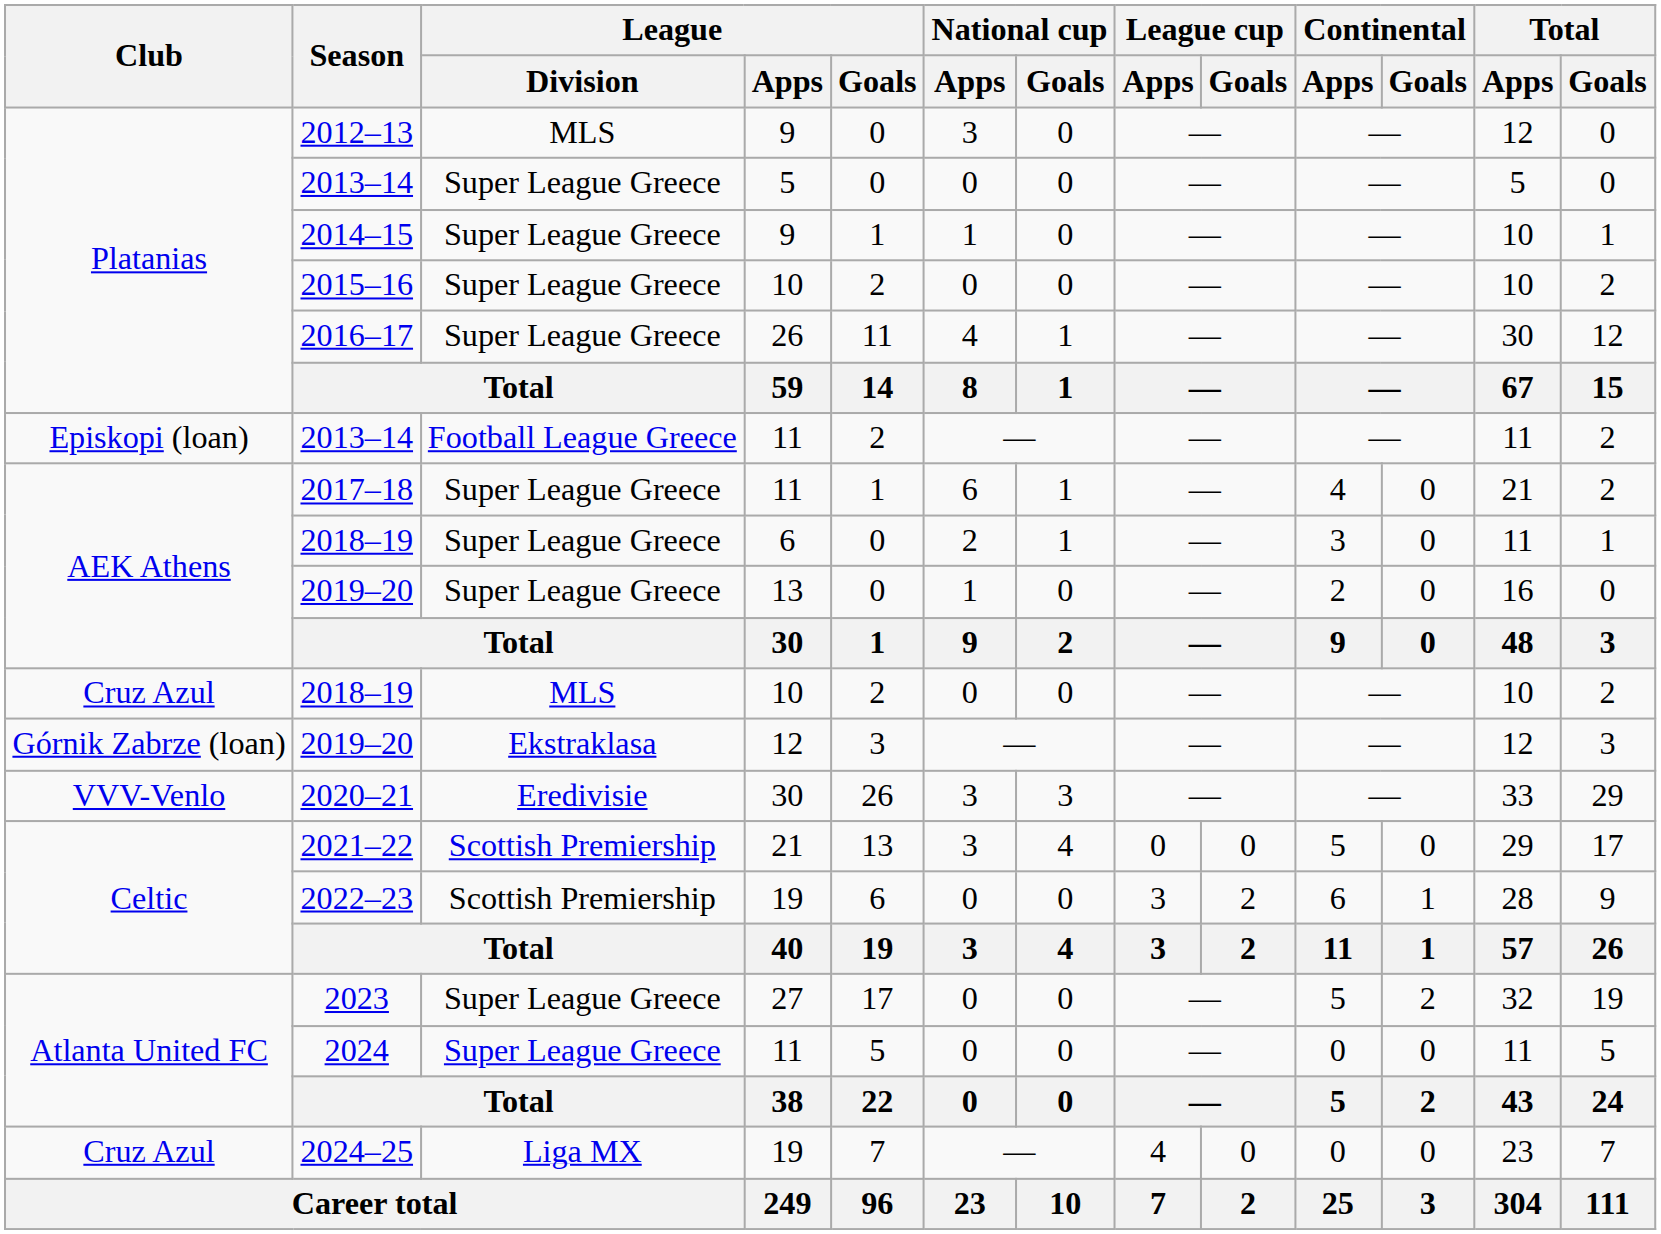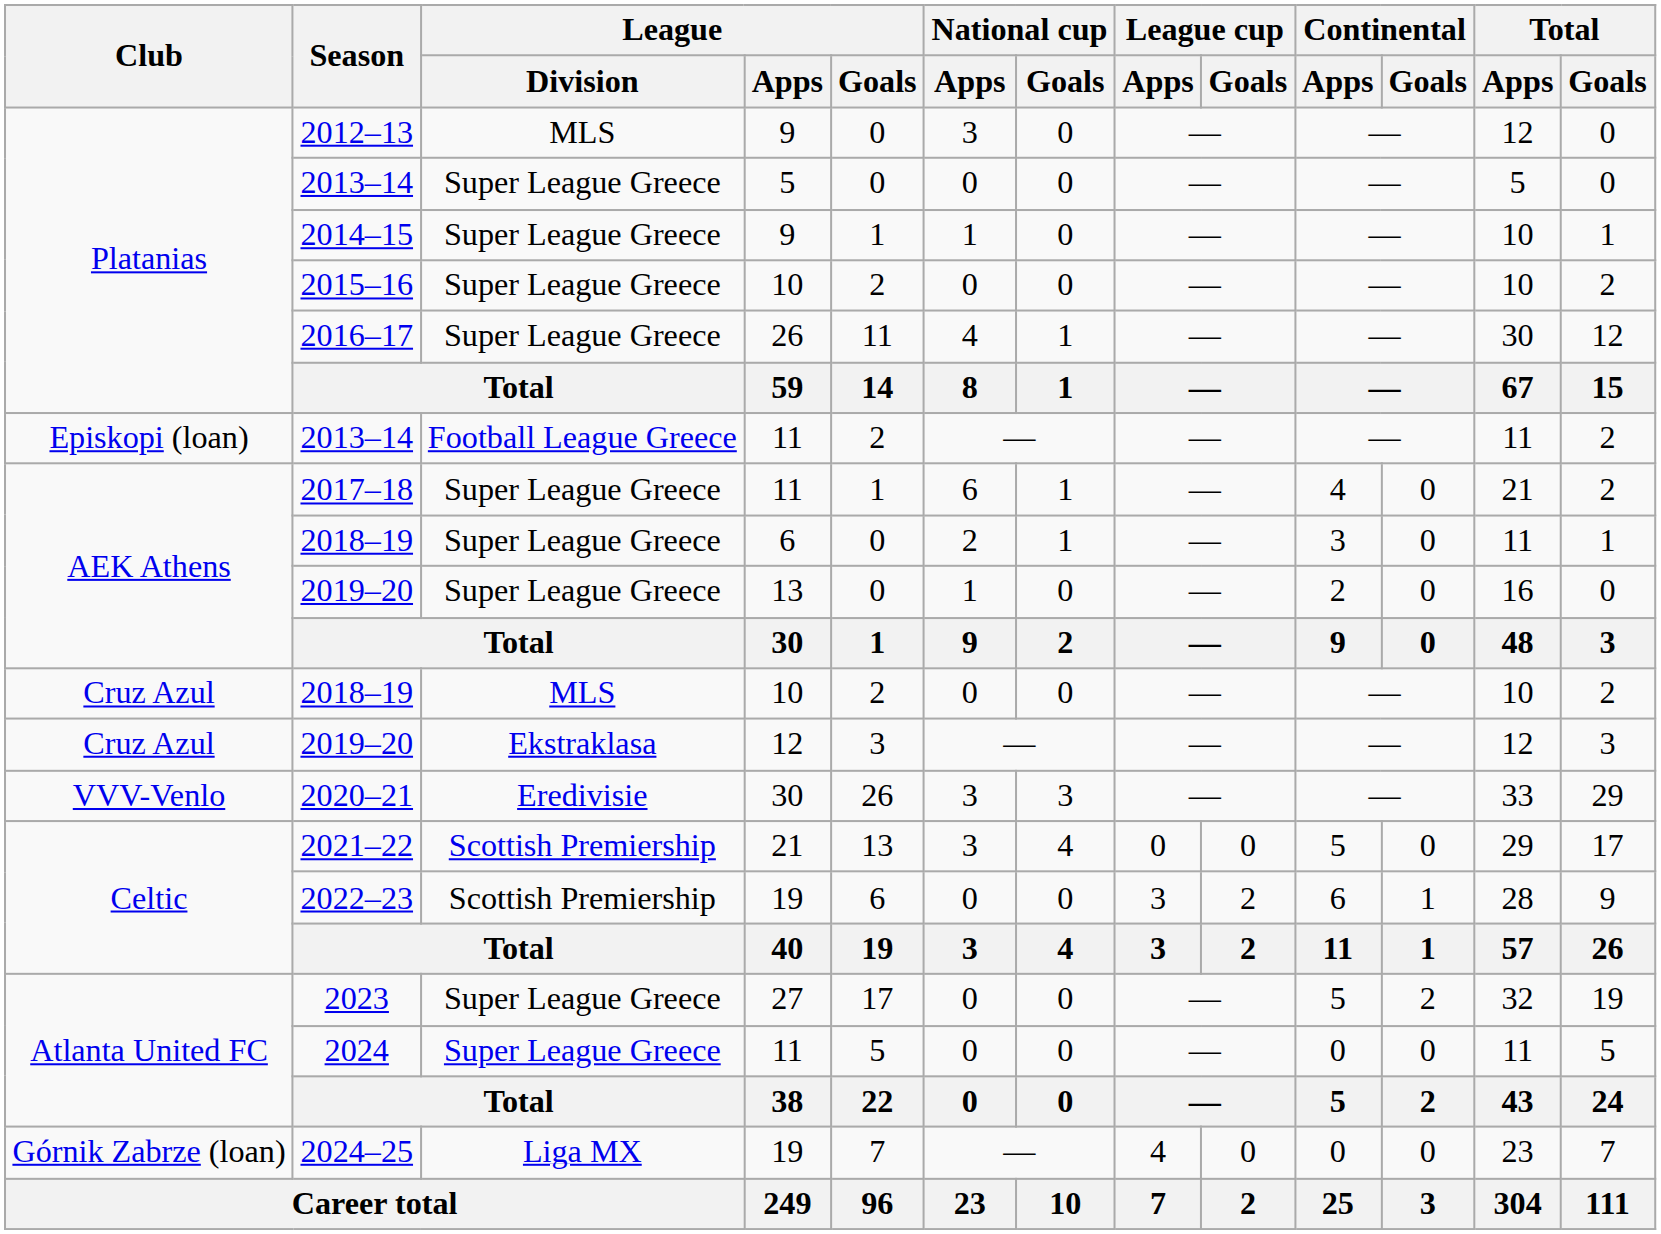(149, 744) Górnik Zabrze (loan) -> (149, 744) Cruz Azul
(149, 1152) Cruz Azul -> (149, 1152) Górnik Zabrze (loan)
